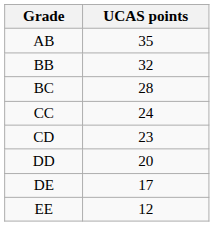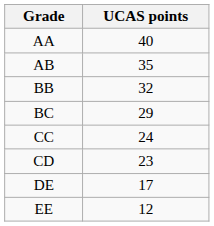+ row: (44, 40)
(146, 88) 28 -> (146, 112) 29
- row: (44, 161)
